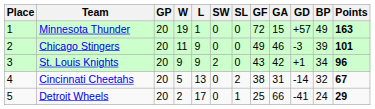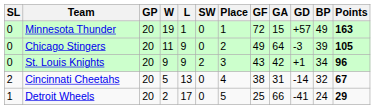columns swapped: (21, 12) <-> (241, 12)
(278, 46) 46 -> (278, 46) 64
(344, 46) 101 -> (344, 46) 105
